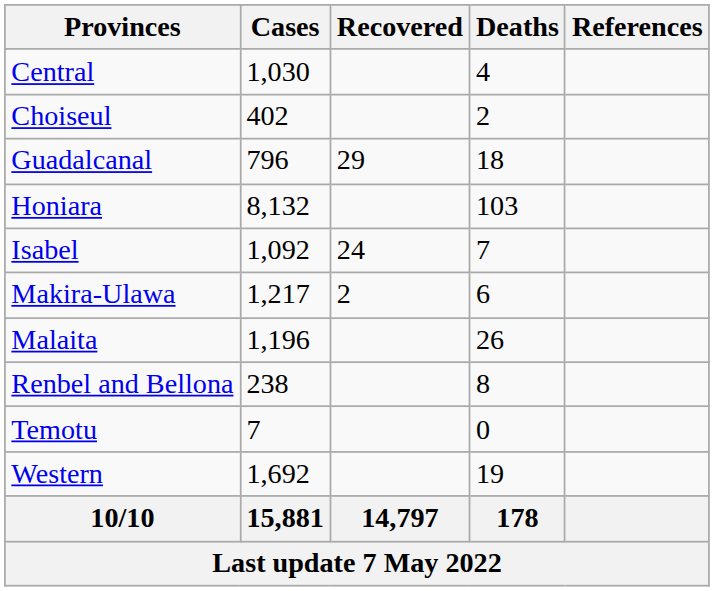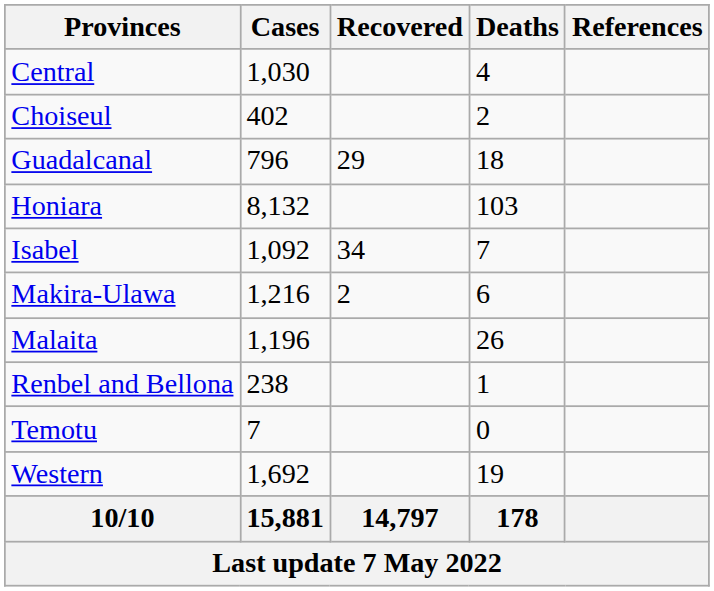(351, 250) 24 -> (351, 250) 34
(278, 294) 1,217 -> (278, 294) 1,216
(483, 384) 8 -> (483, 384) 1
